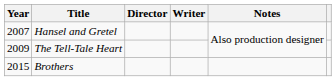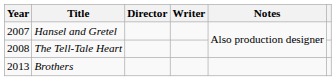(18, 48) 2009 -> (18, 48) 2008
(18, 66) 2015 -> (18, 66) 2013
